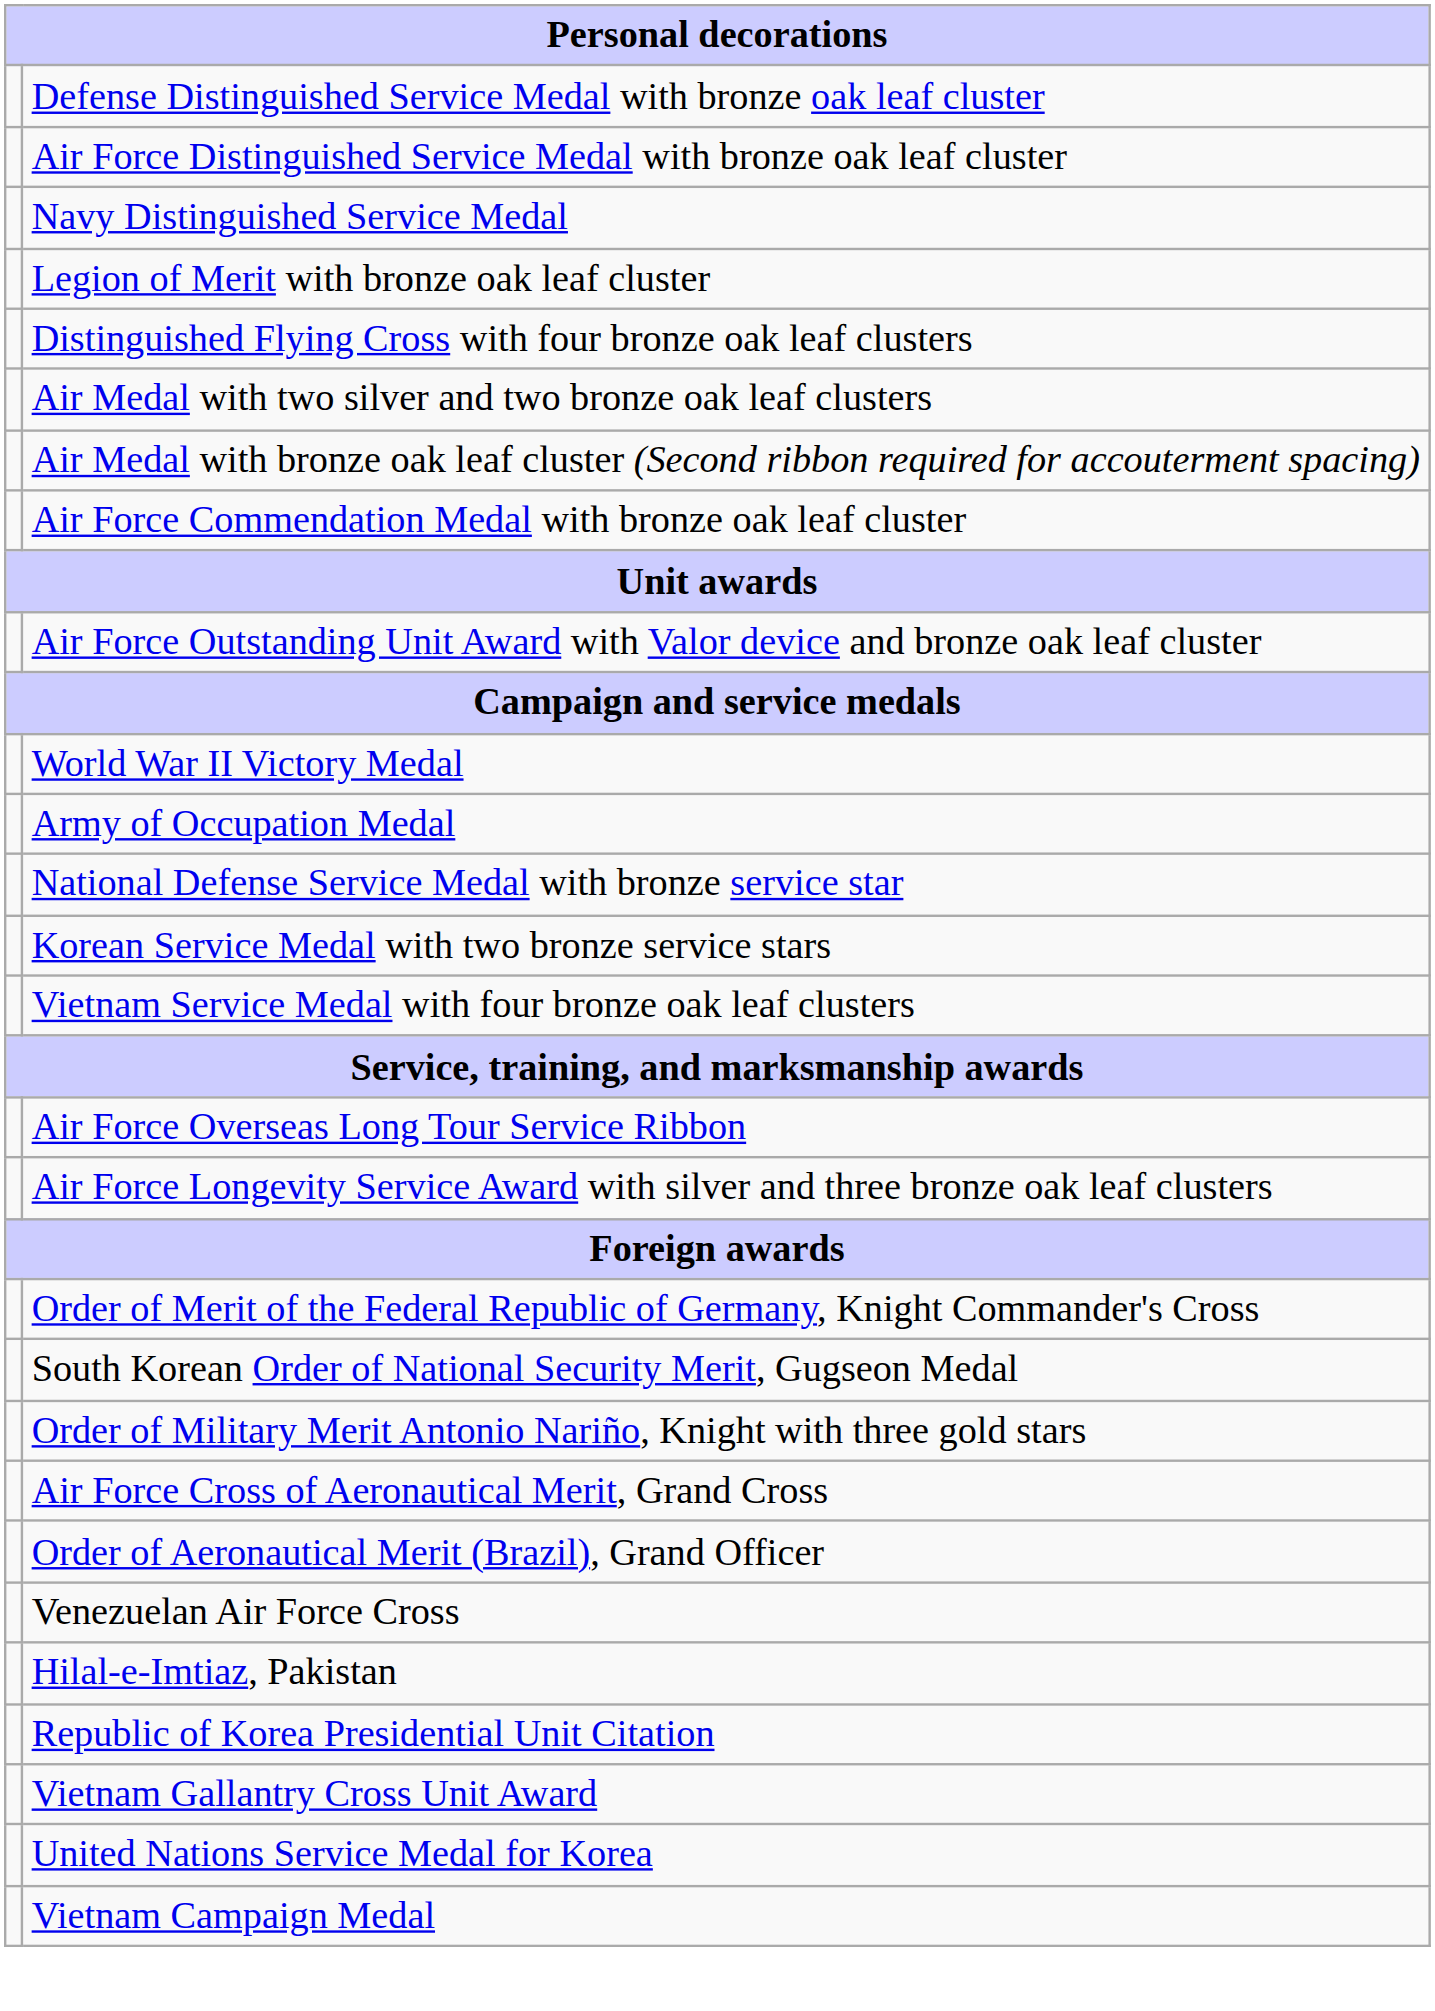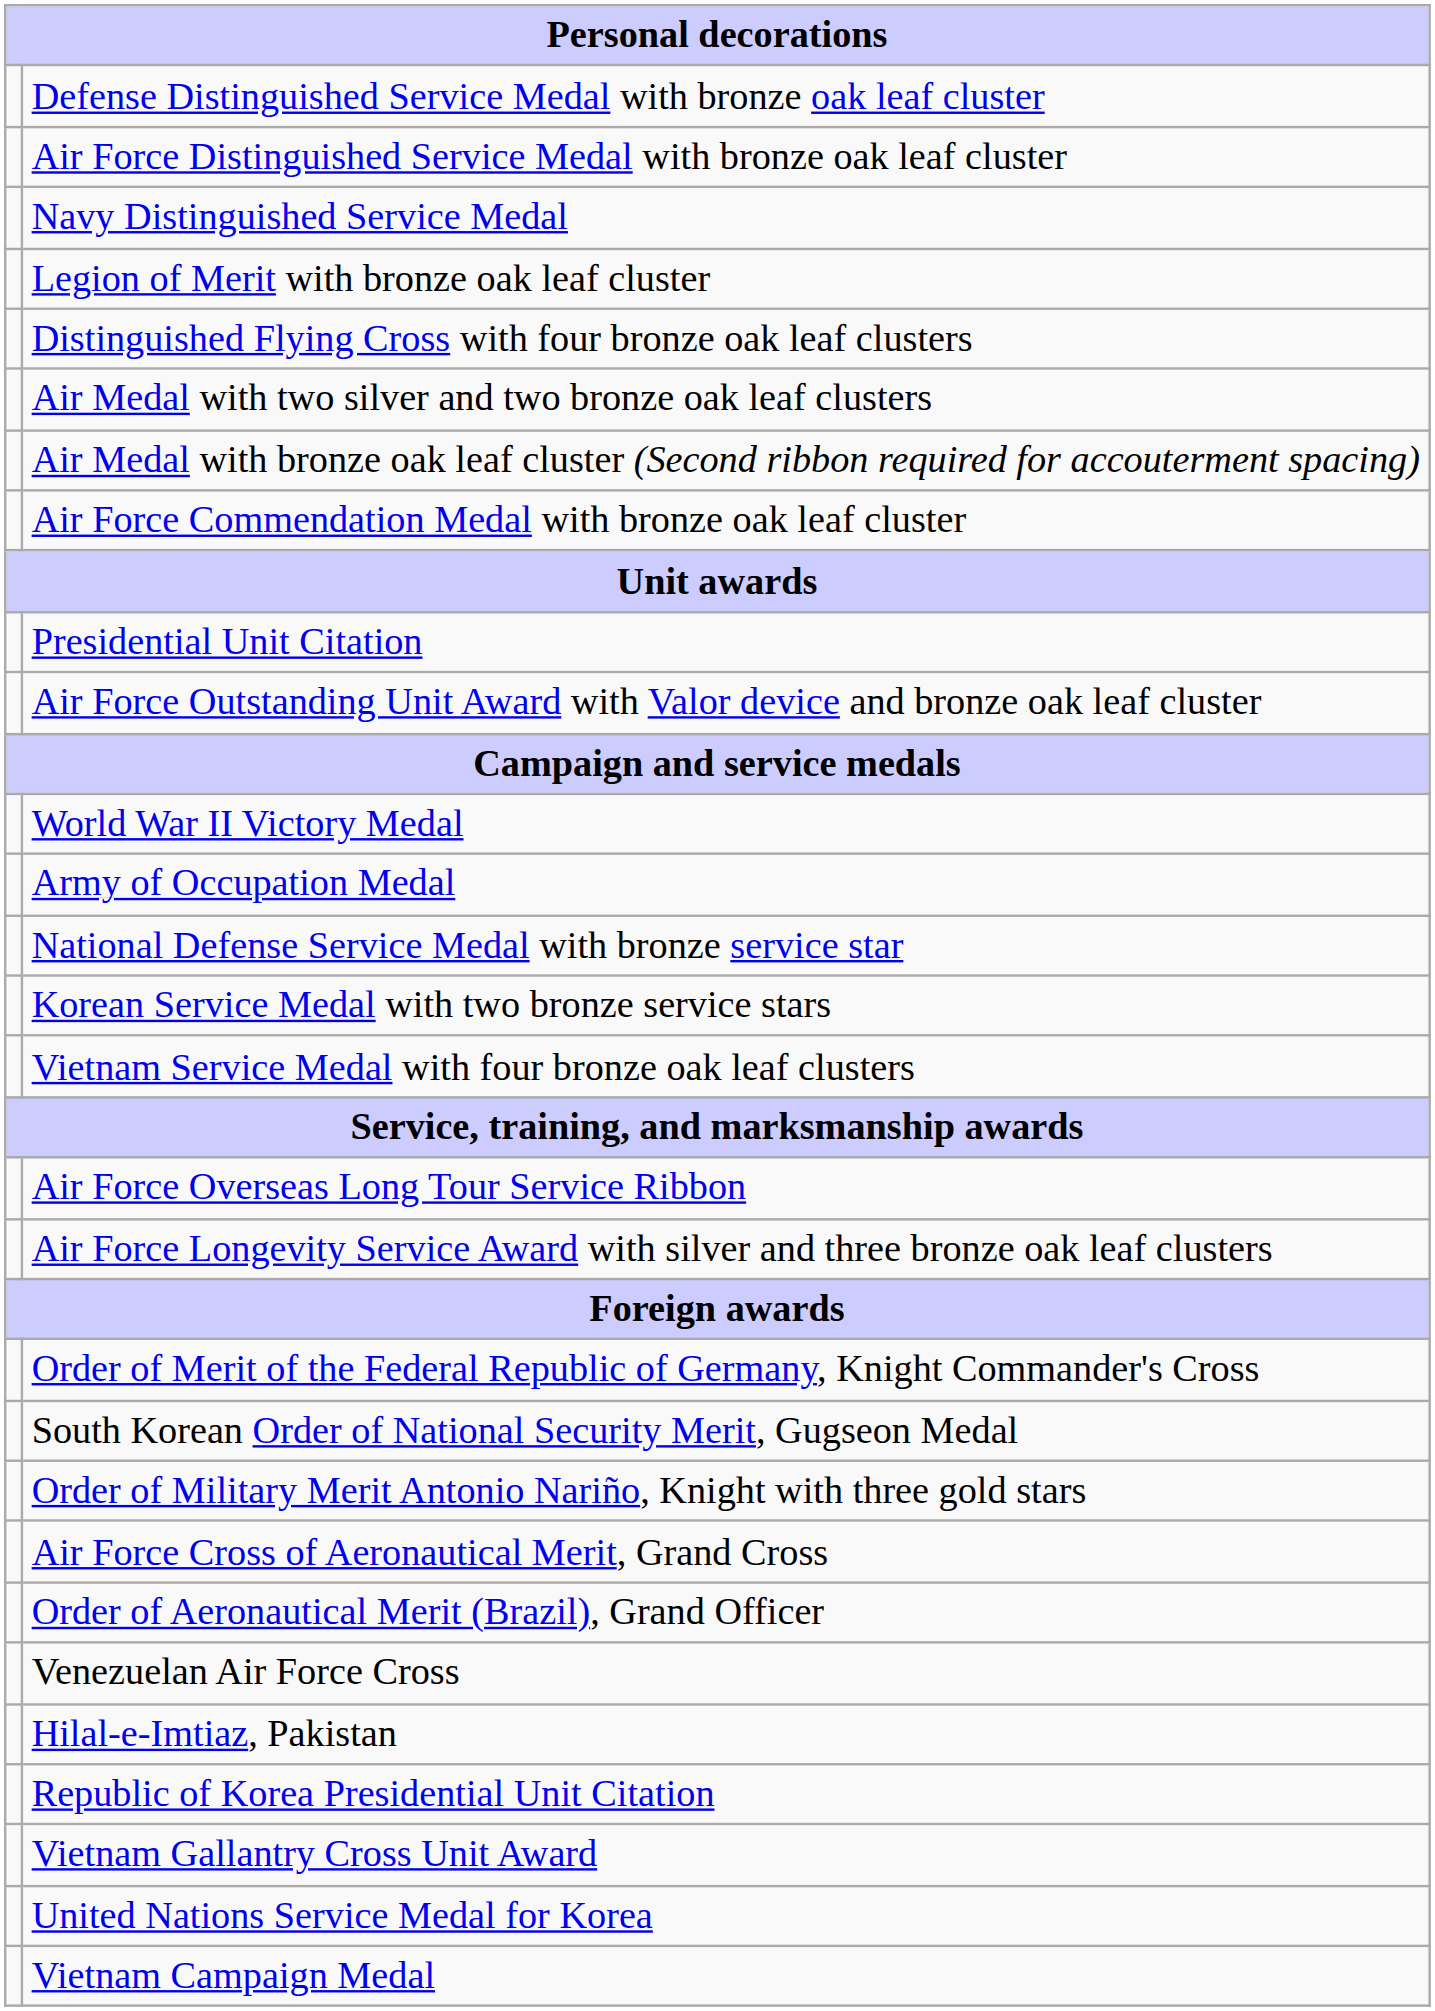+ row: (227, 641)
